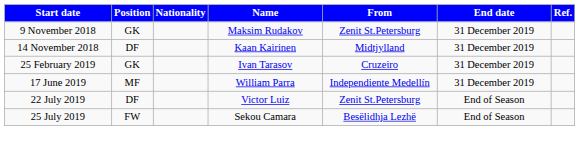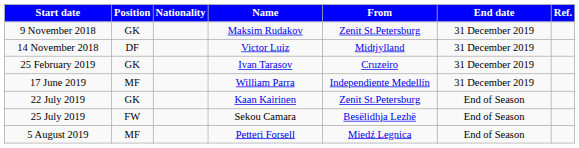(265, 48) Kaan Kairinen -> (265, 48) Victor Luiz
(132, 100) DF -> (132, 100) GK
(265, 100) Victor Luiz -> (265, 100) Kaan Kairinen
+ row: (58, 134)
